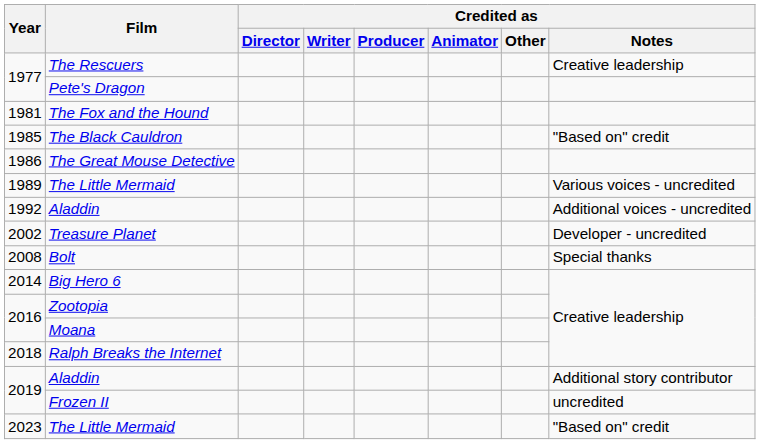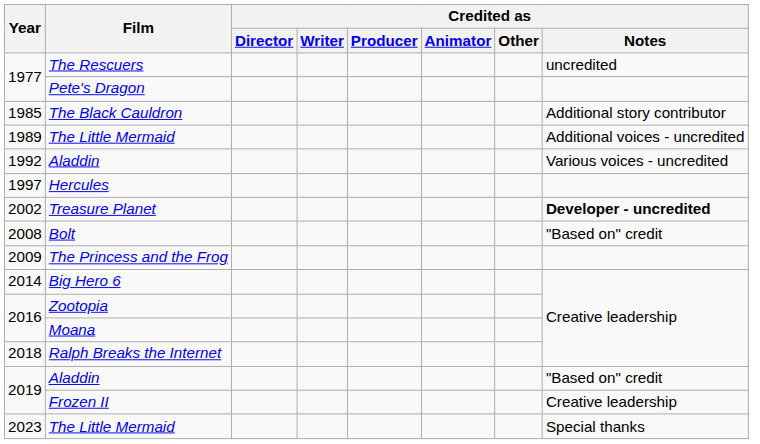(618, 64) Creative leadership -> (581, 64) uncredited
- row: (25, 112)
(611, 137) "Based on" credit -> (636, 112) Additional story contributor
- row: (25, 161)
(644, 185) Various voices - uncredited -> (645, 137) Additional voices - uncredited
(652, 209) Additional voices - uncredited -> (637, 161) Various voices - uncredited
+ row: (25, 185)
(630, 233) normal -> (628, 209) bold
(602, 257) Special thanks -> (604, 233) "Based on" credit
+ row: (25, 257)
(643, 378) Additional story contributor -> (604, 378) "Based on" credit
(588, 402) uncredited -> (611, 402) Creative leadership
(611, 426) "Based on" credit -> (595, 426) Special thanks
